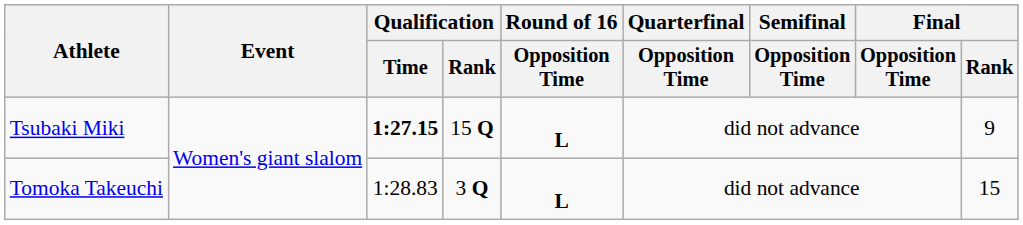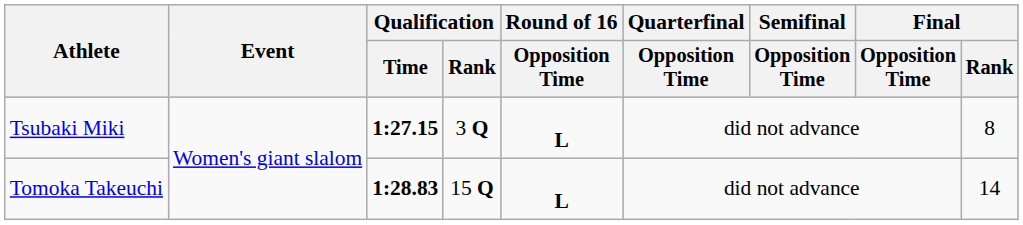(472, 127) 15 Q -> (472, 127) 3 Q
(990, 127) 9 -> (990, 127) 8
(405, 188) normal -> (405, 188) bold
(472, 188) 3 Q -> (472, 188) 15 Q
(990, 188) 15 -> (990, 188) 14
